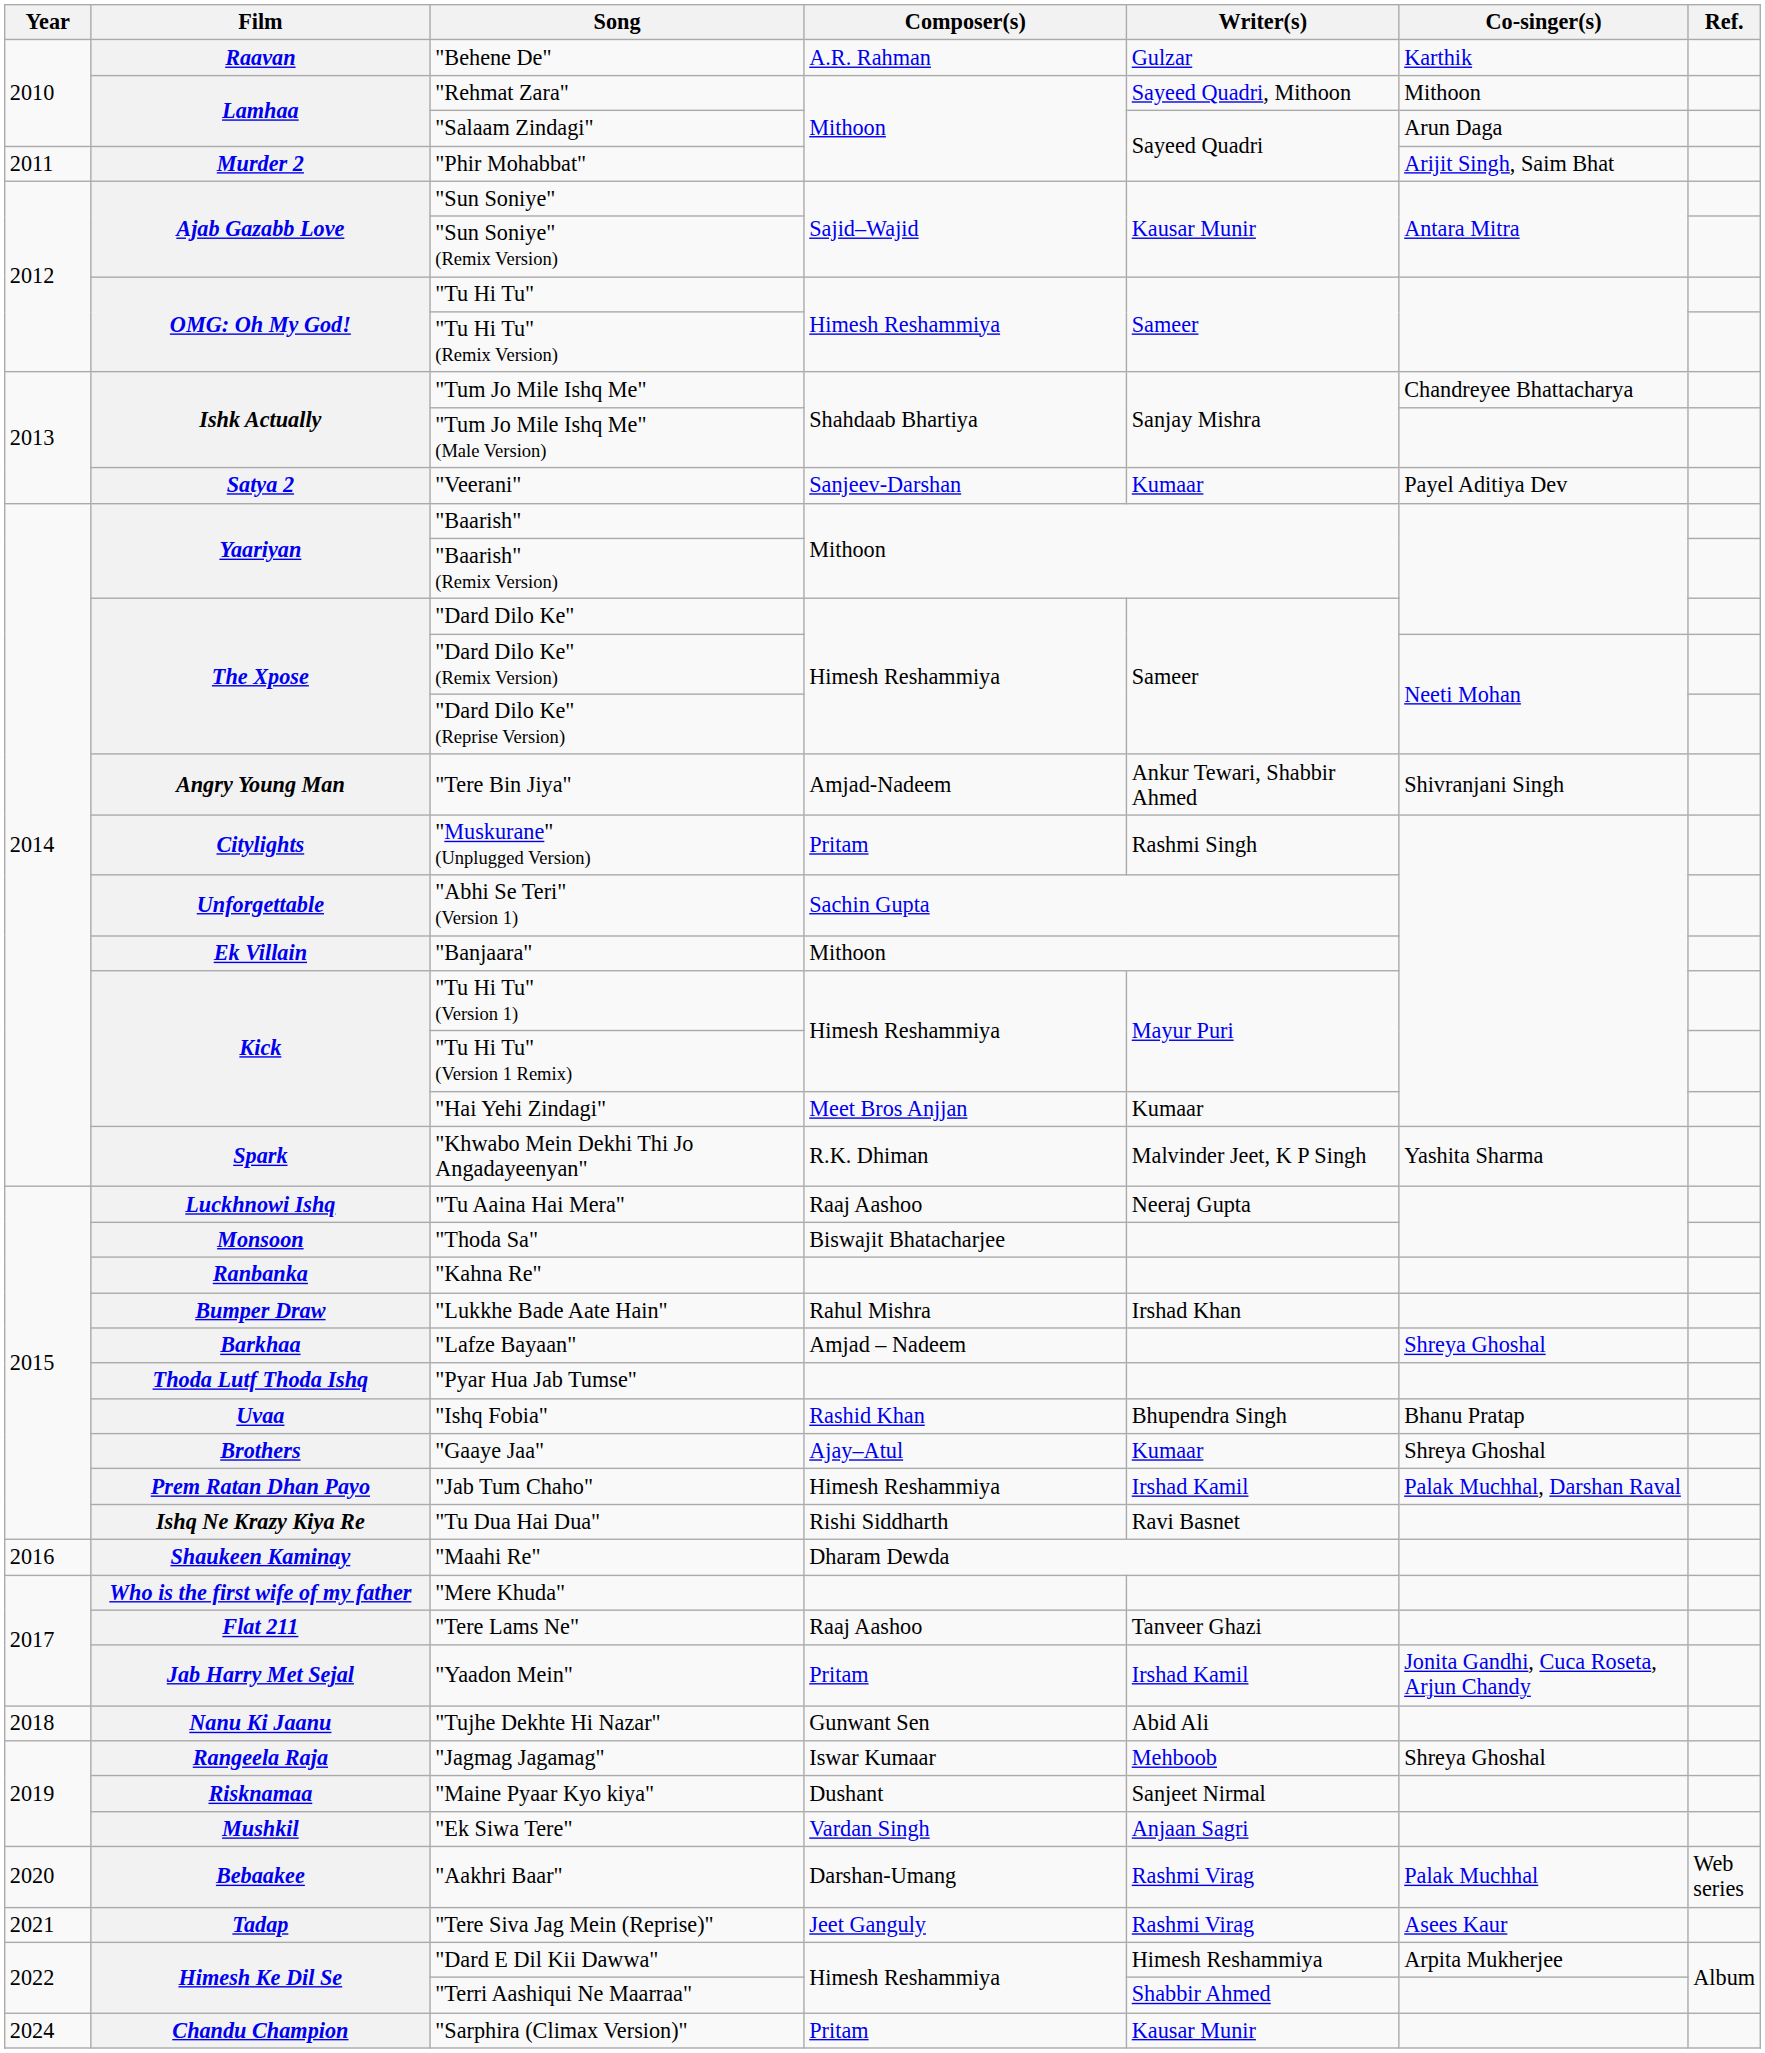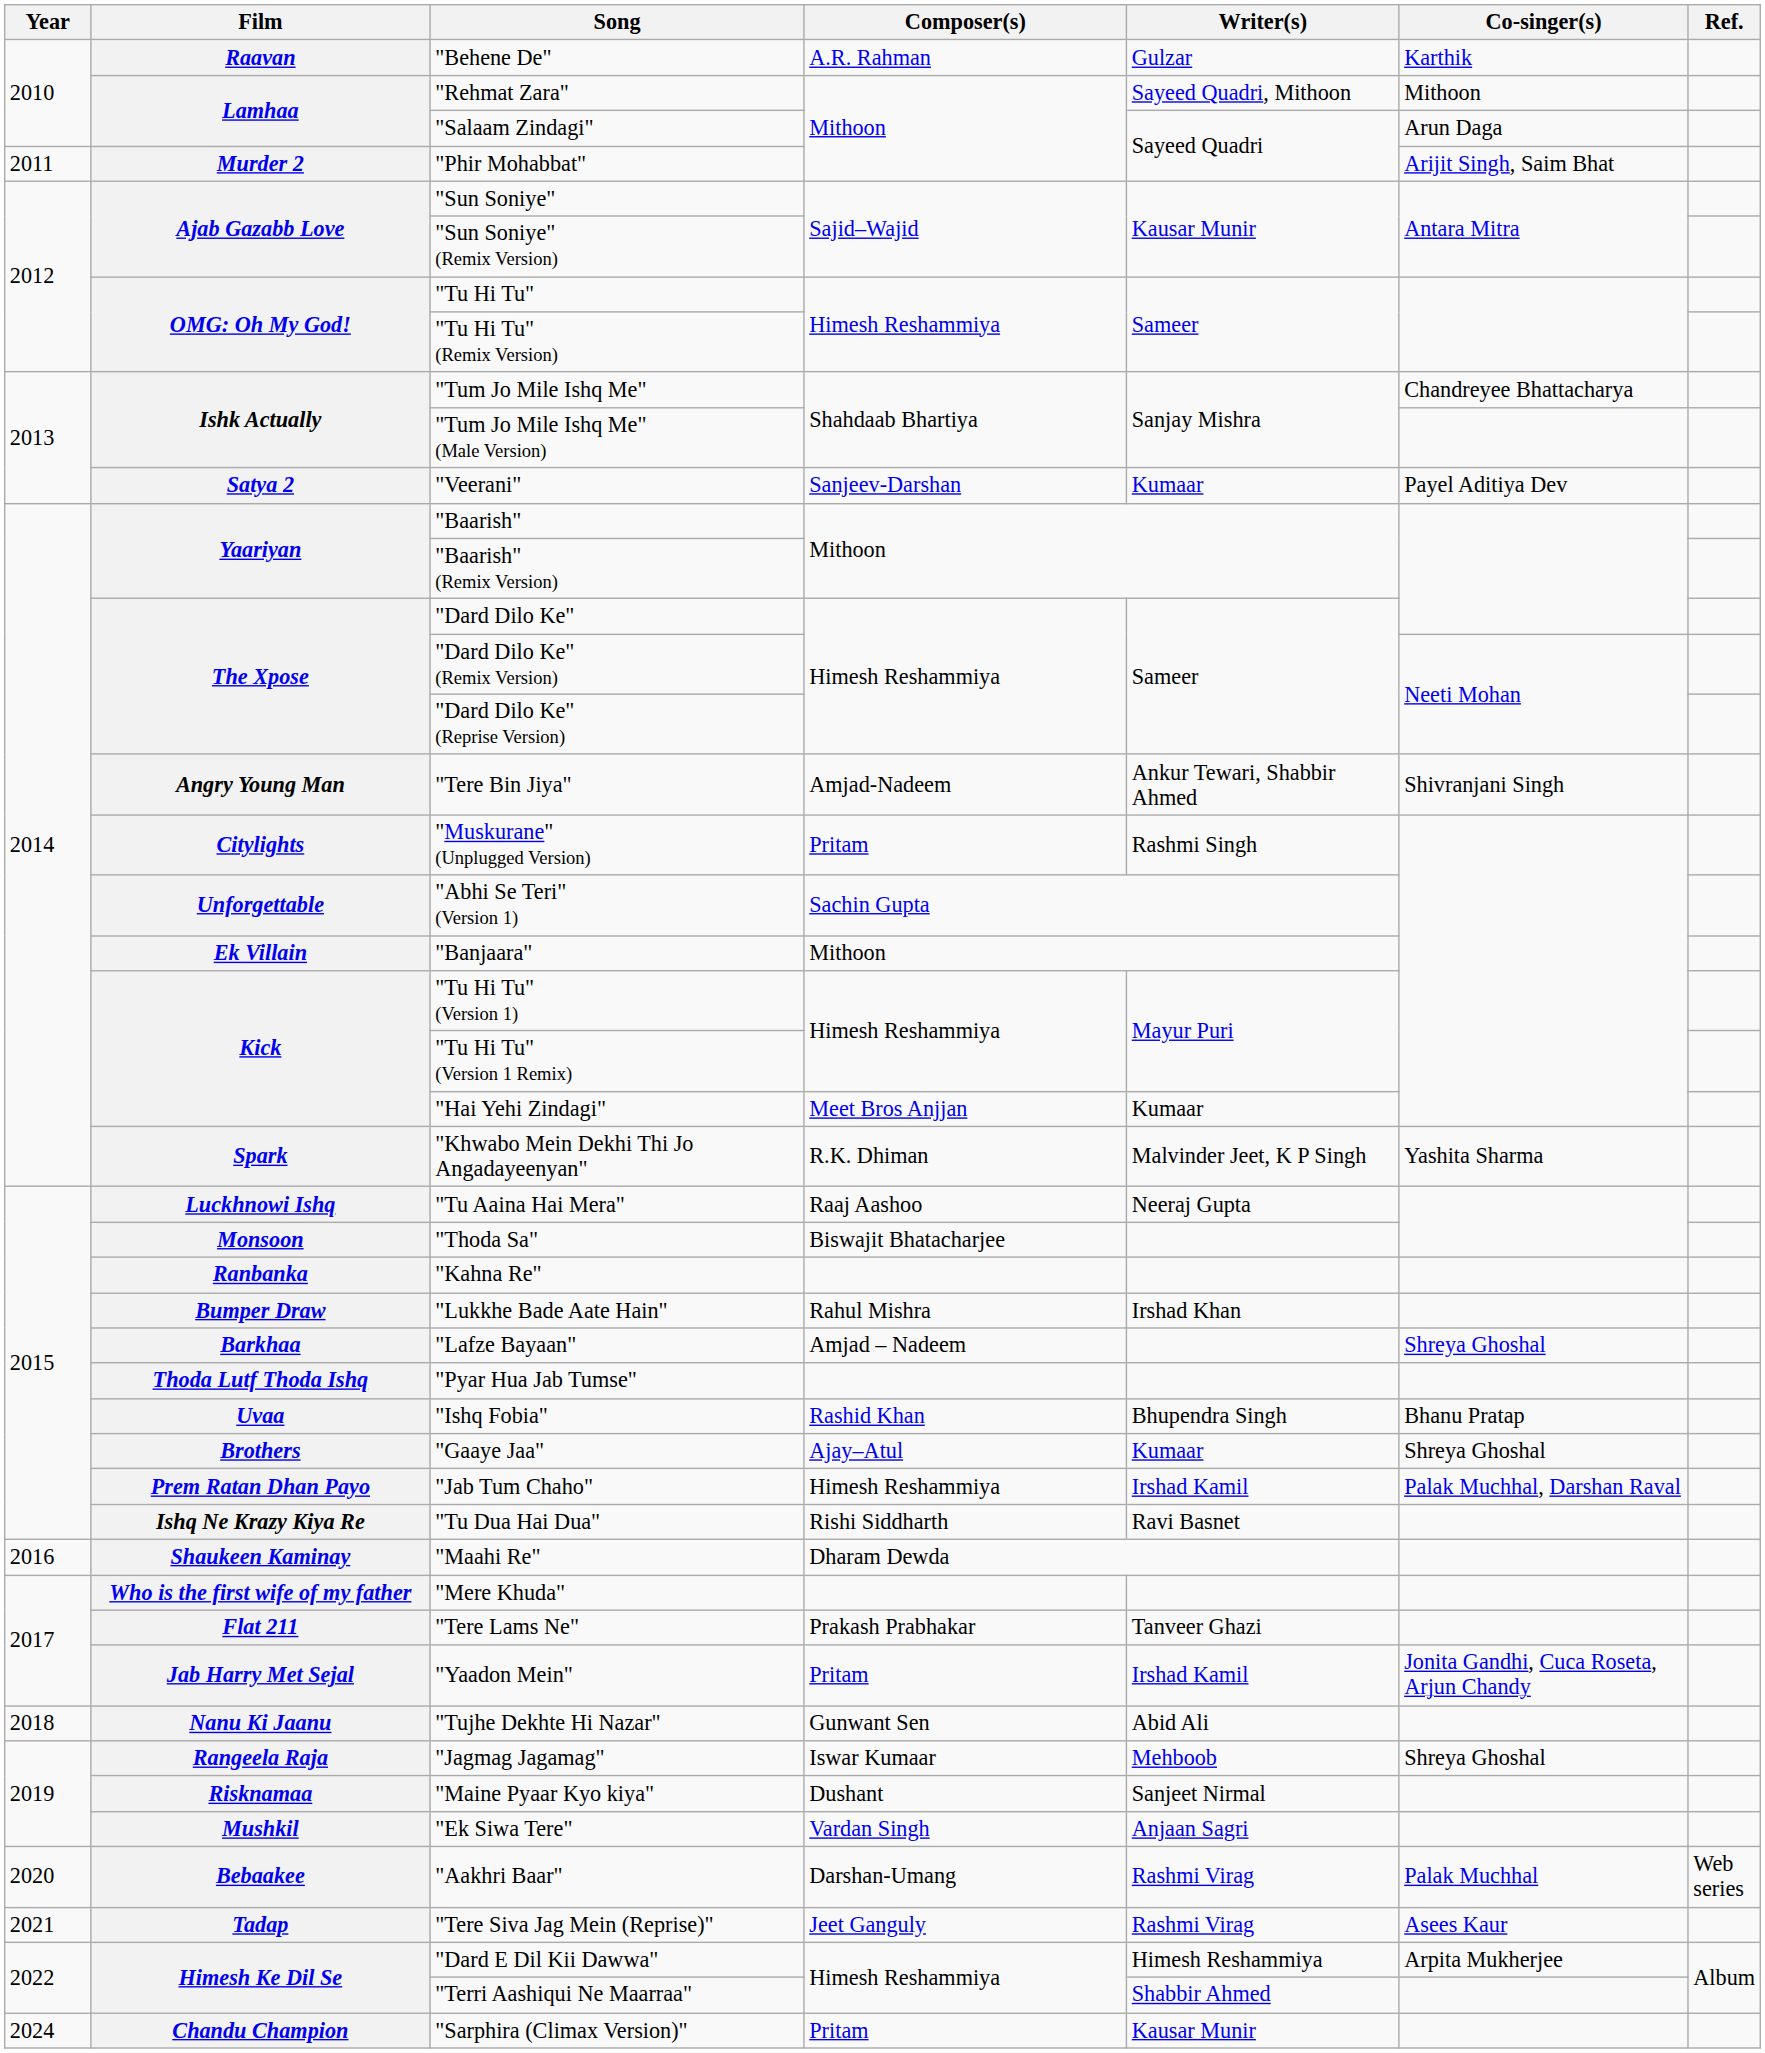(866, 1627) Raaj Aashoo -> (892, 1627) Prakash Prabhakar
